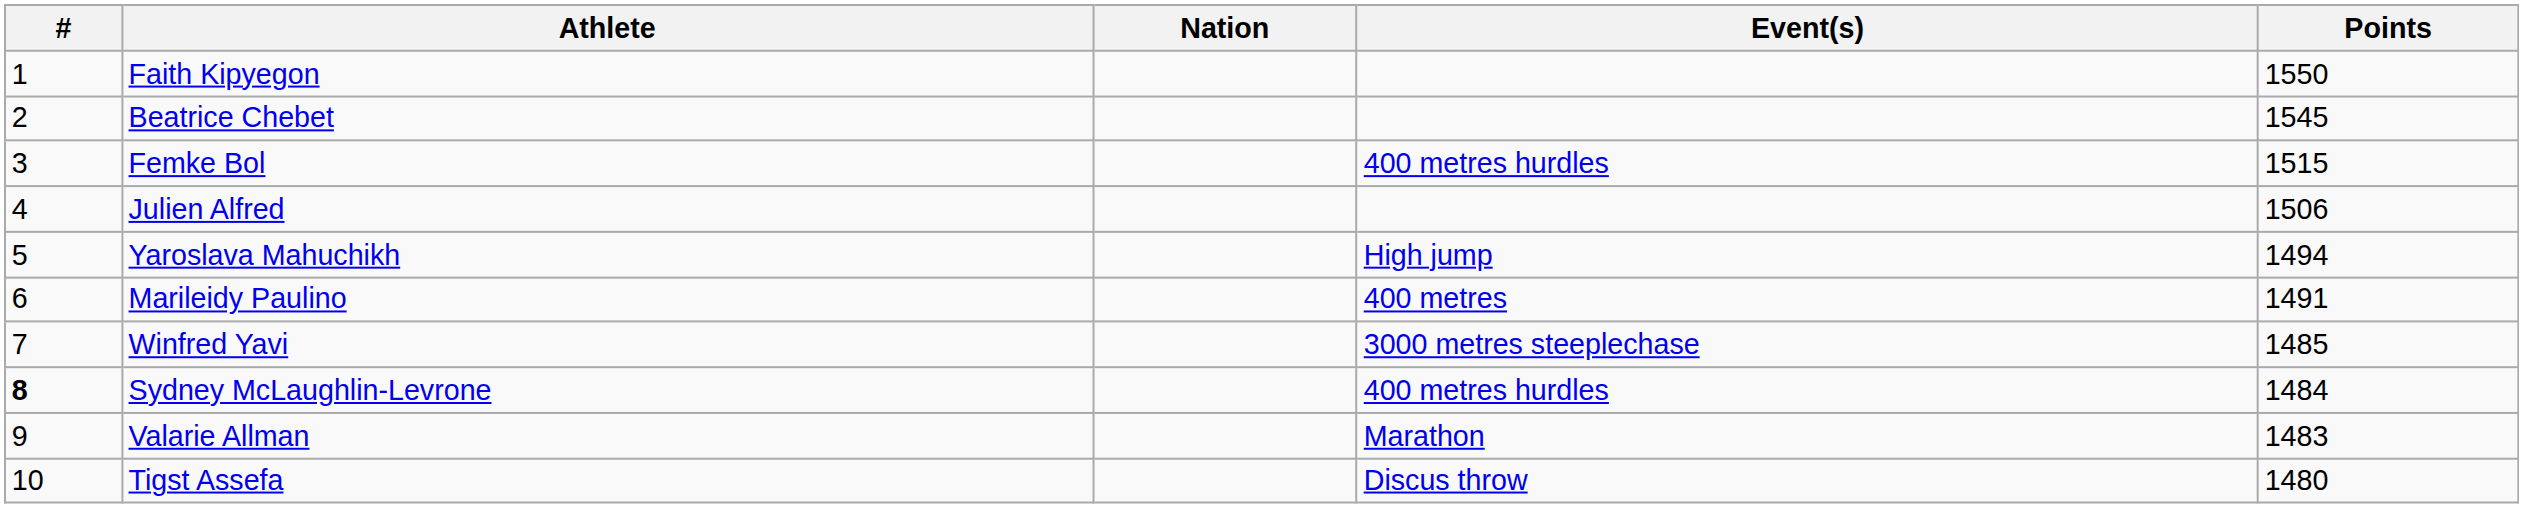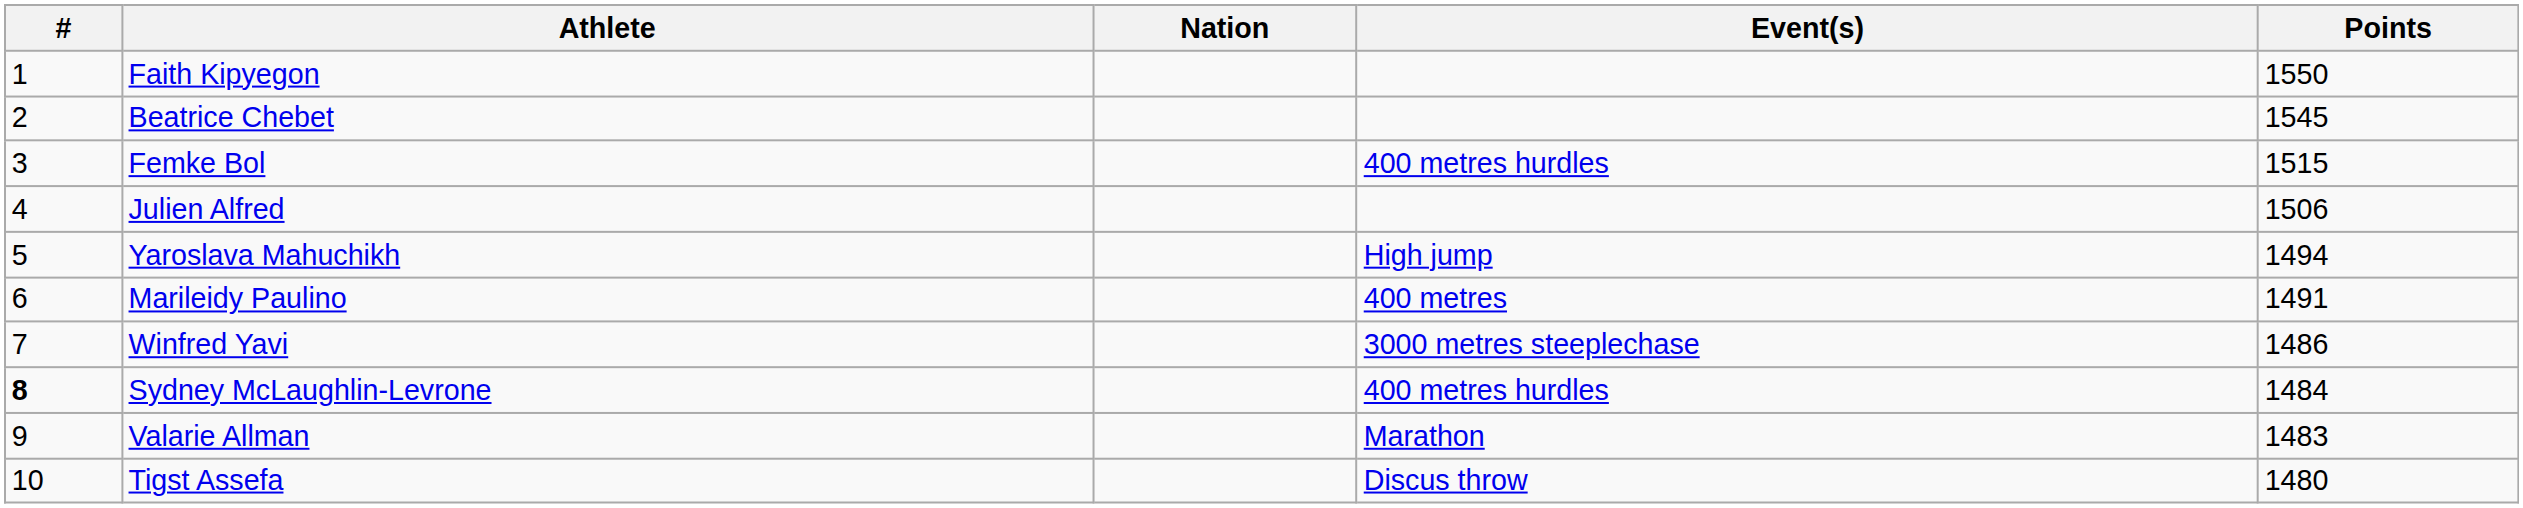(2296, 345) 1485 -> (2296, 345) 1486
